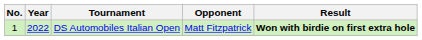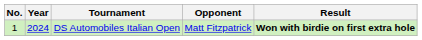(38, 28) 2022 -> (38, 28) 2024
